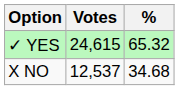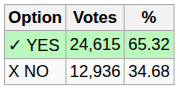(95, 71) 12,537 -> (95, 71) 12,936
